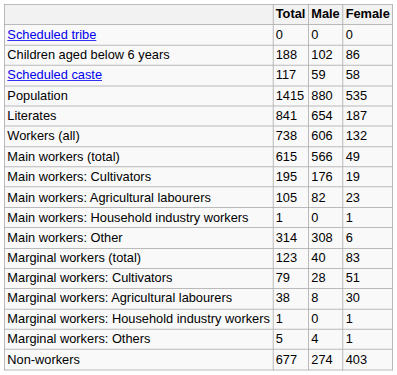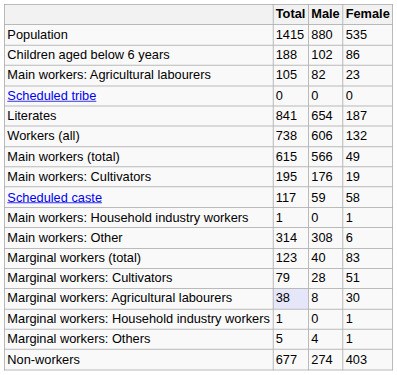rows swapped: (38, 95) <-> (52, 34)
rows swapped: (55, 75) <-> (109, 197)
(283, 298) no background -> (283, 298) lavender background
